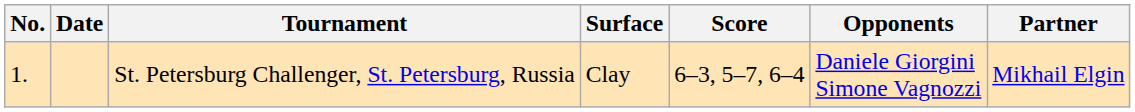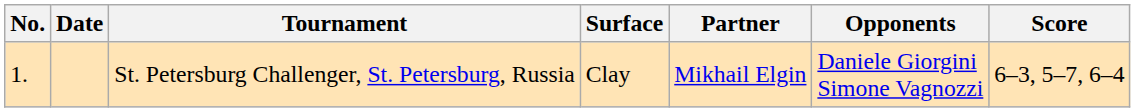columns swapped: (1058, 23) <-> (739, 23)
